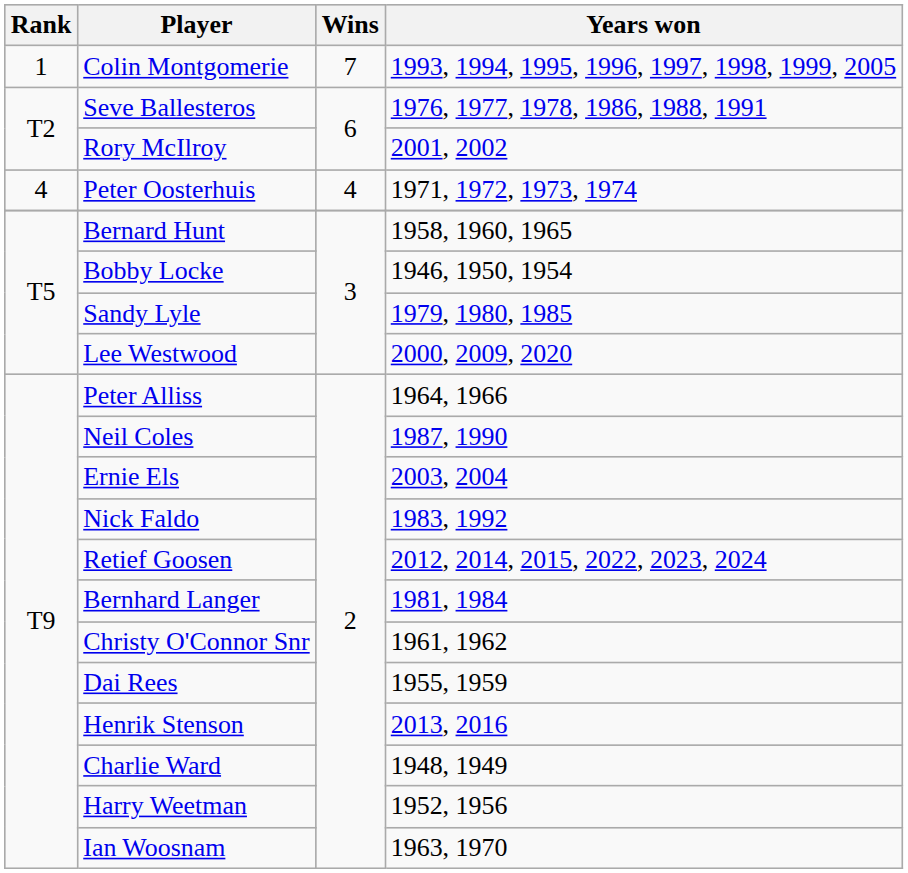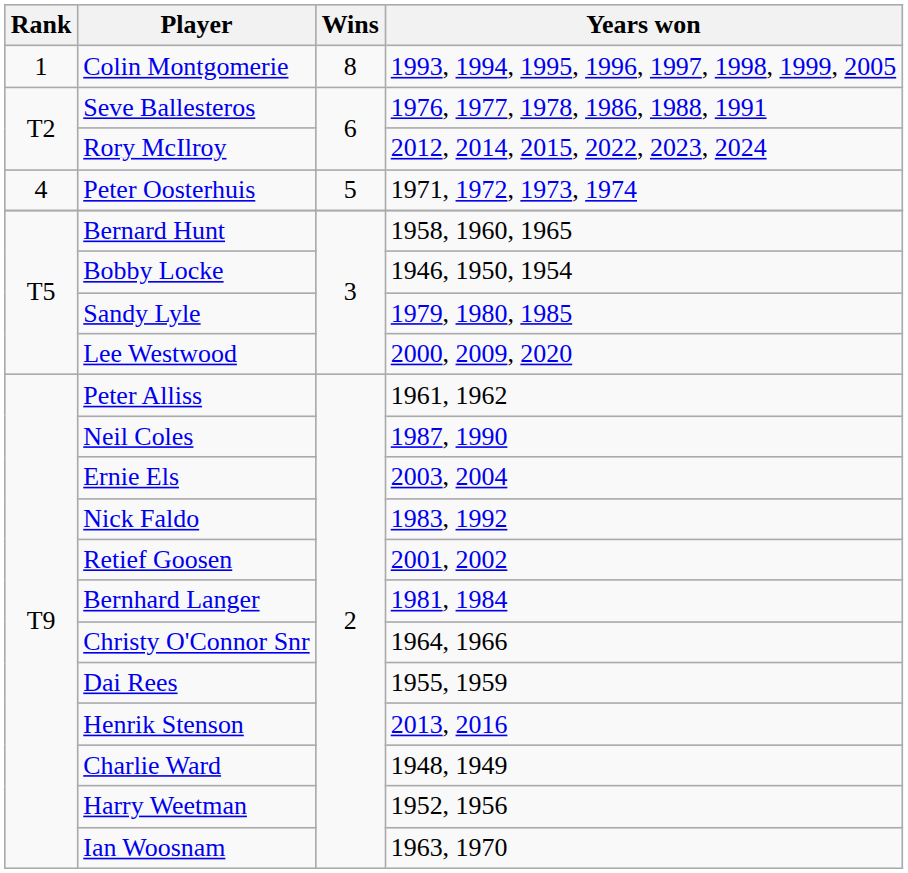(350, 66) 7 -> (350, 66) 8
(449, 148) 2001, 2002 -> (579, 148) 2012, 2014, 2015, 2022, 2023, 2024
(350, 189) 4 -> (350, 189) 5
(449, 395) 1964, 1966 -> (449, 395) 1961, 1962
(579, 559) 2012, 2014, 2015, 2022, 2023, 2024 -> (449, 559) 2001, 2002
(449, 641) 1961, 1962 -> (449, 641) 1964, 1966
